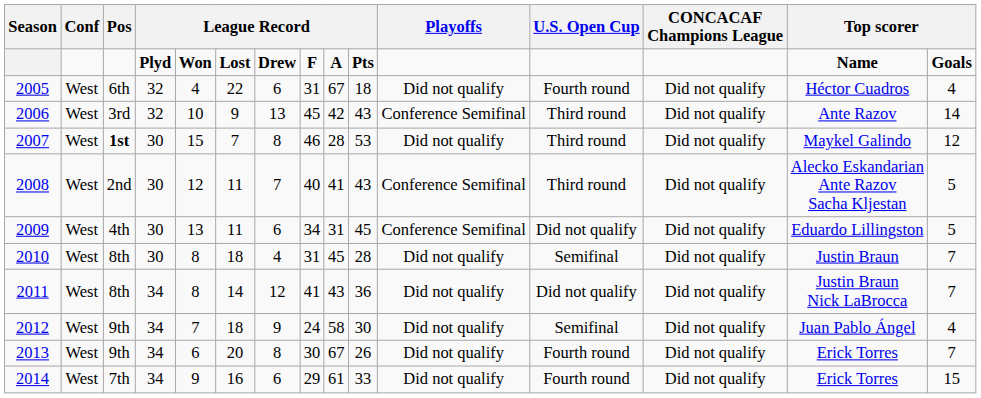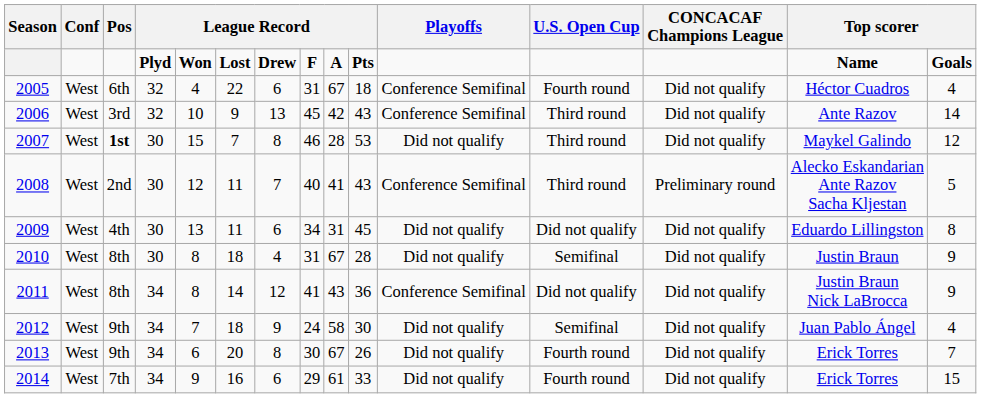(454, 88) Did not qualify -> (454, 88) Conference Semifinal
(715, 185) Did not qualify -> (715, 185) Preliminary round
(454, 230) Conference Semifinal -> (454, 230) Did not qualify
(952, 230) 5 -> (952, 230) 8
(336, 256) 45 -> (336, 256) 67
(952, 256) 7 -> (952, 256) 9
(454, 291) Did not qualify -> (454, 291) Conference Semifinal
(952, 291) 7 -> (952, 291) 9
